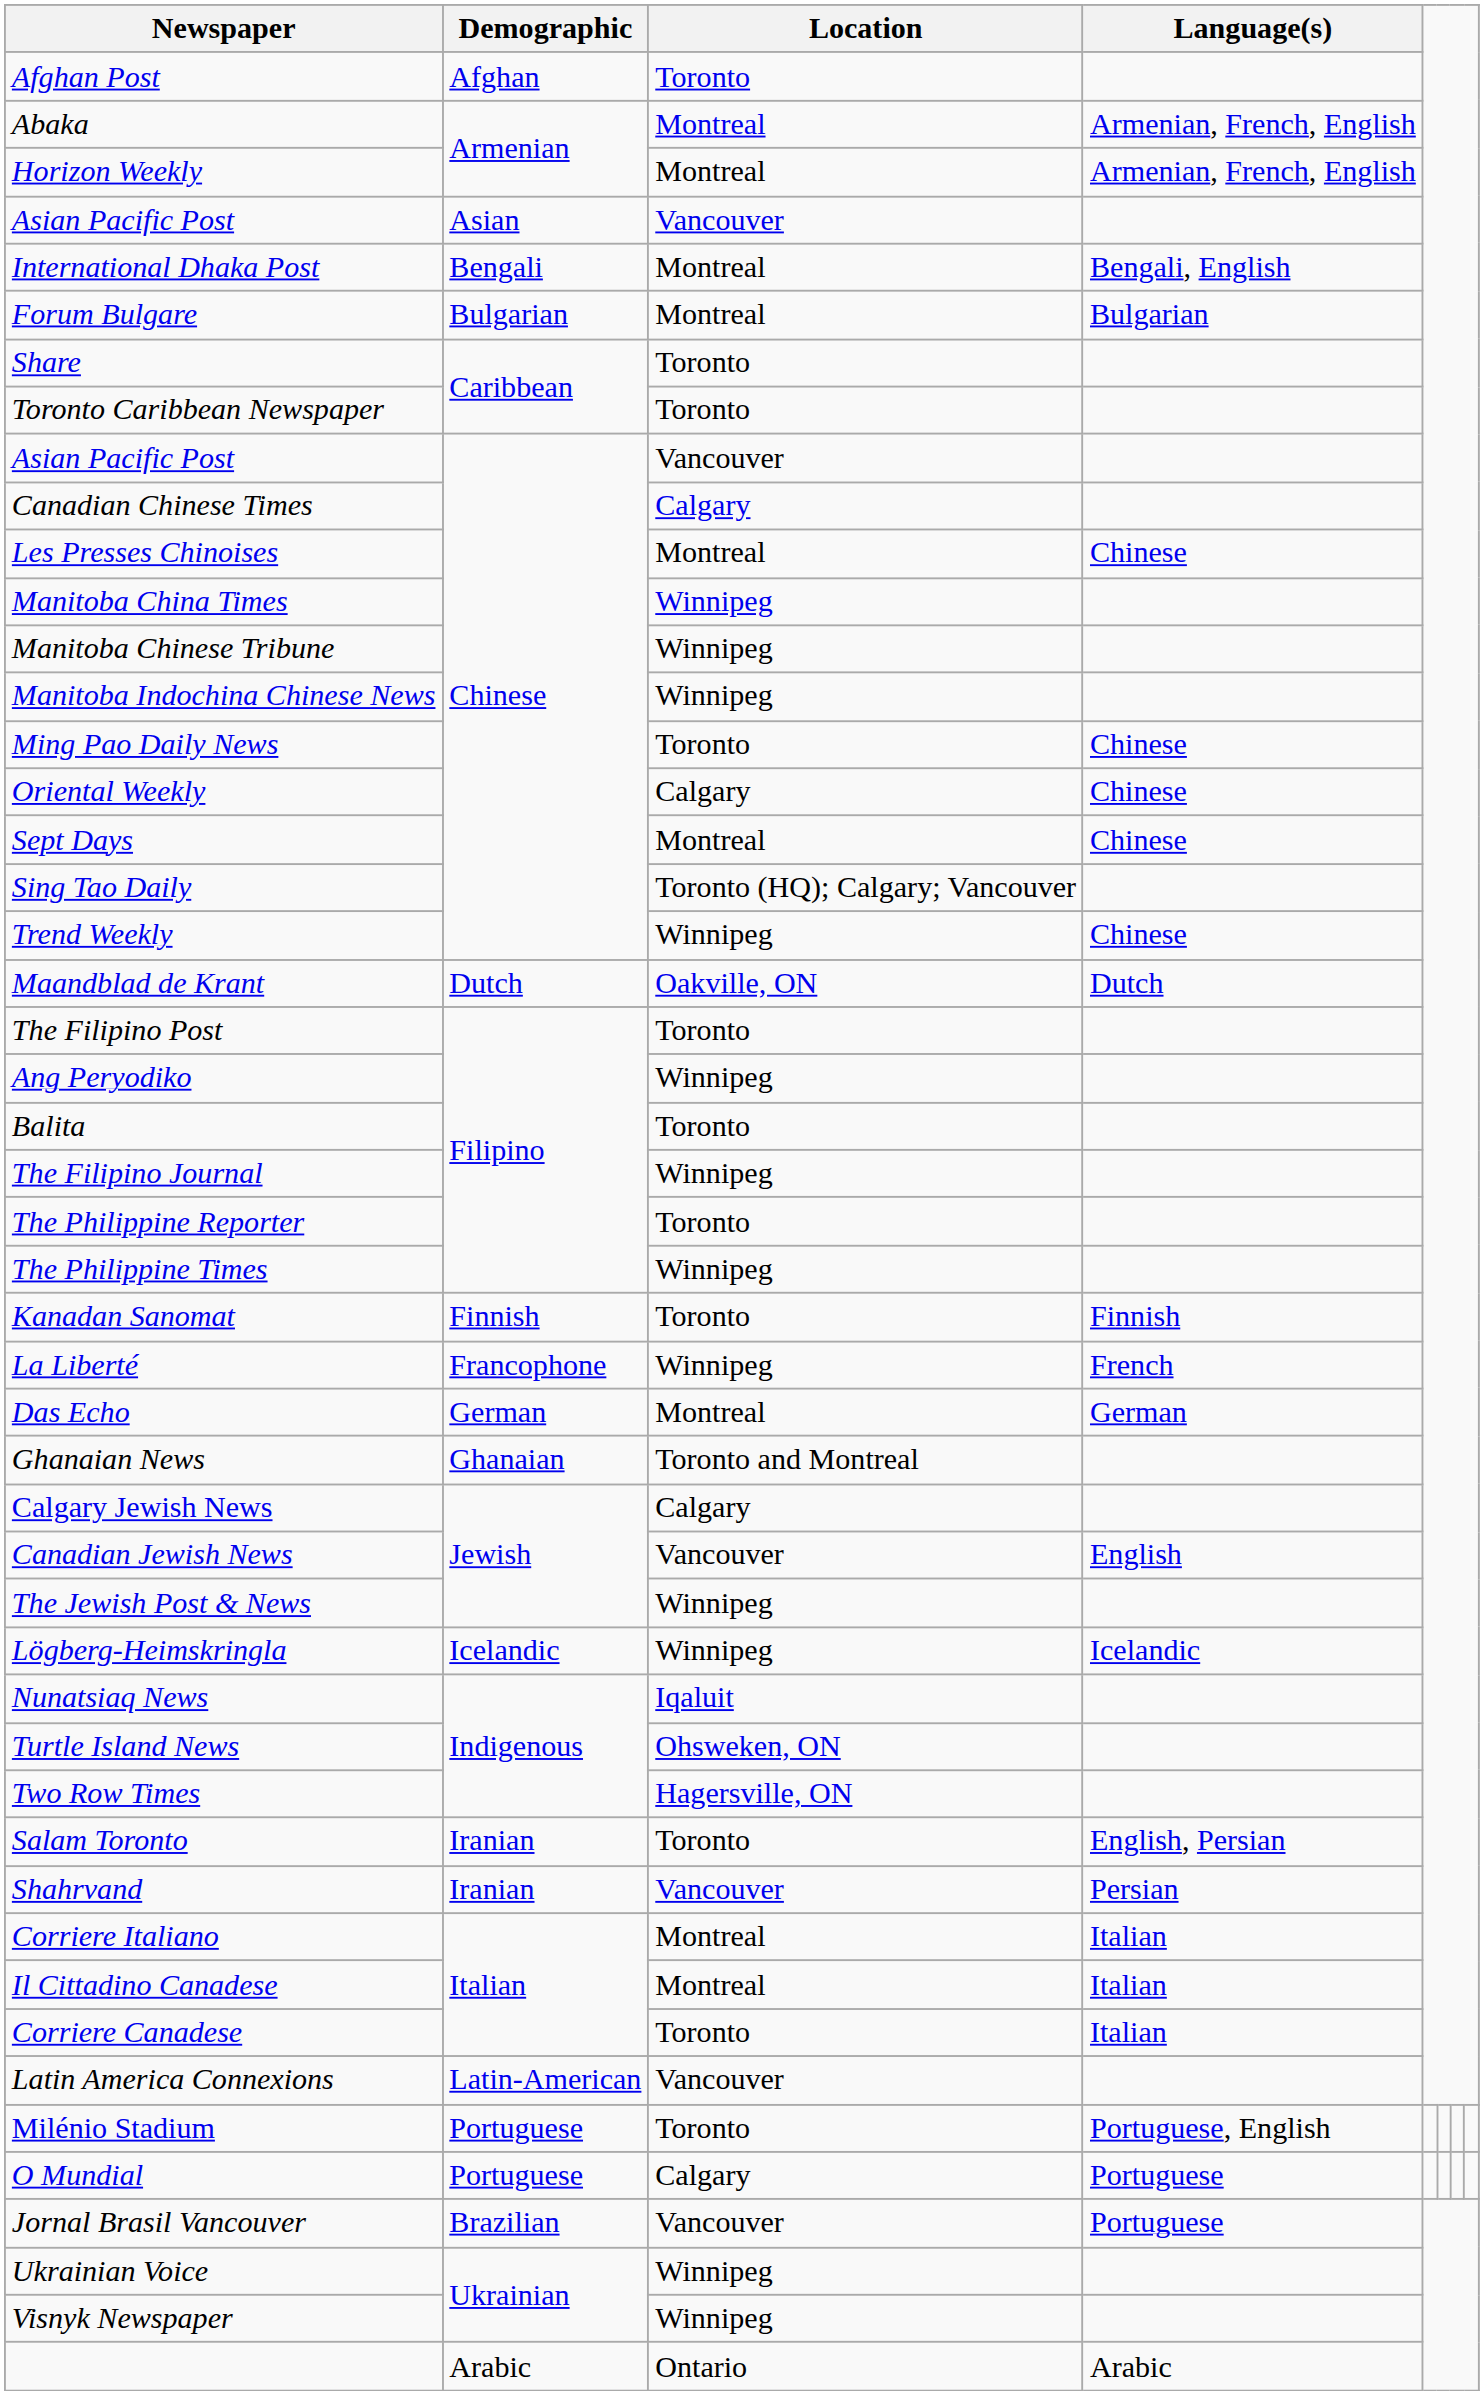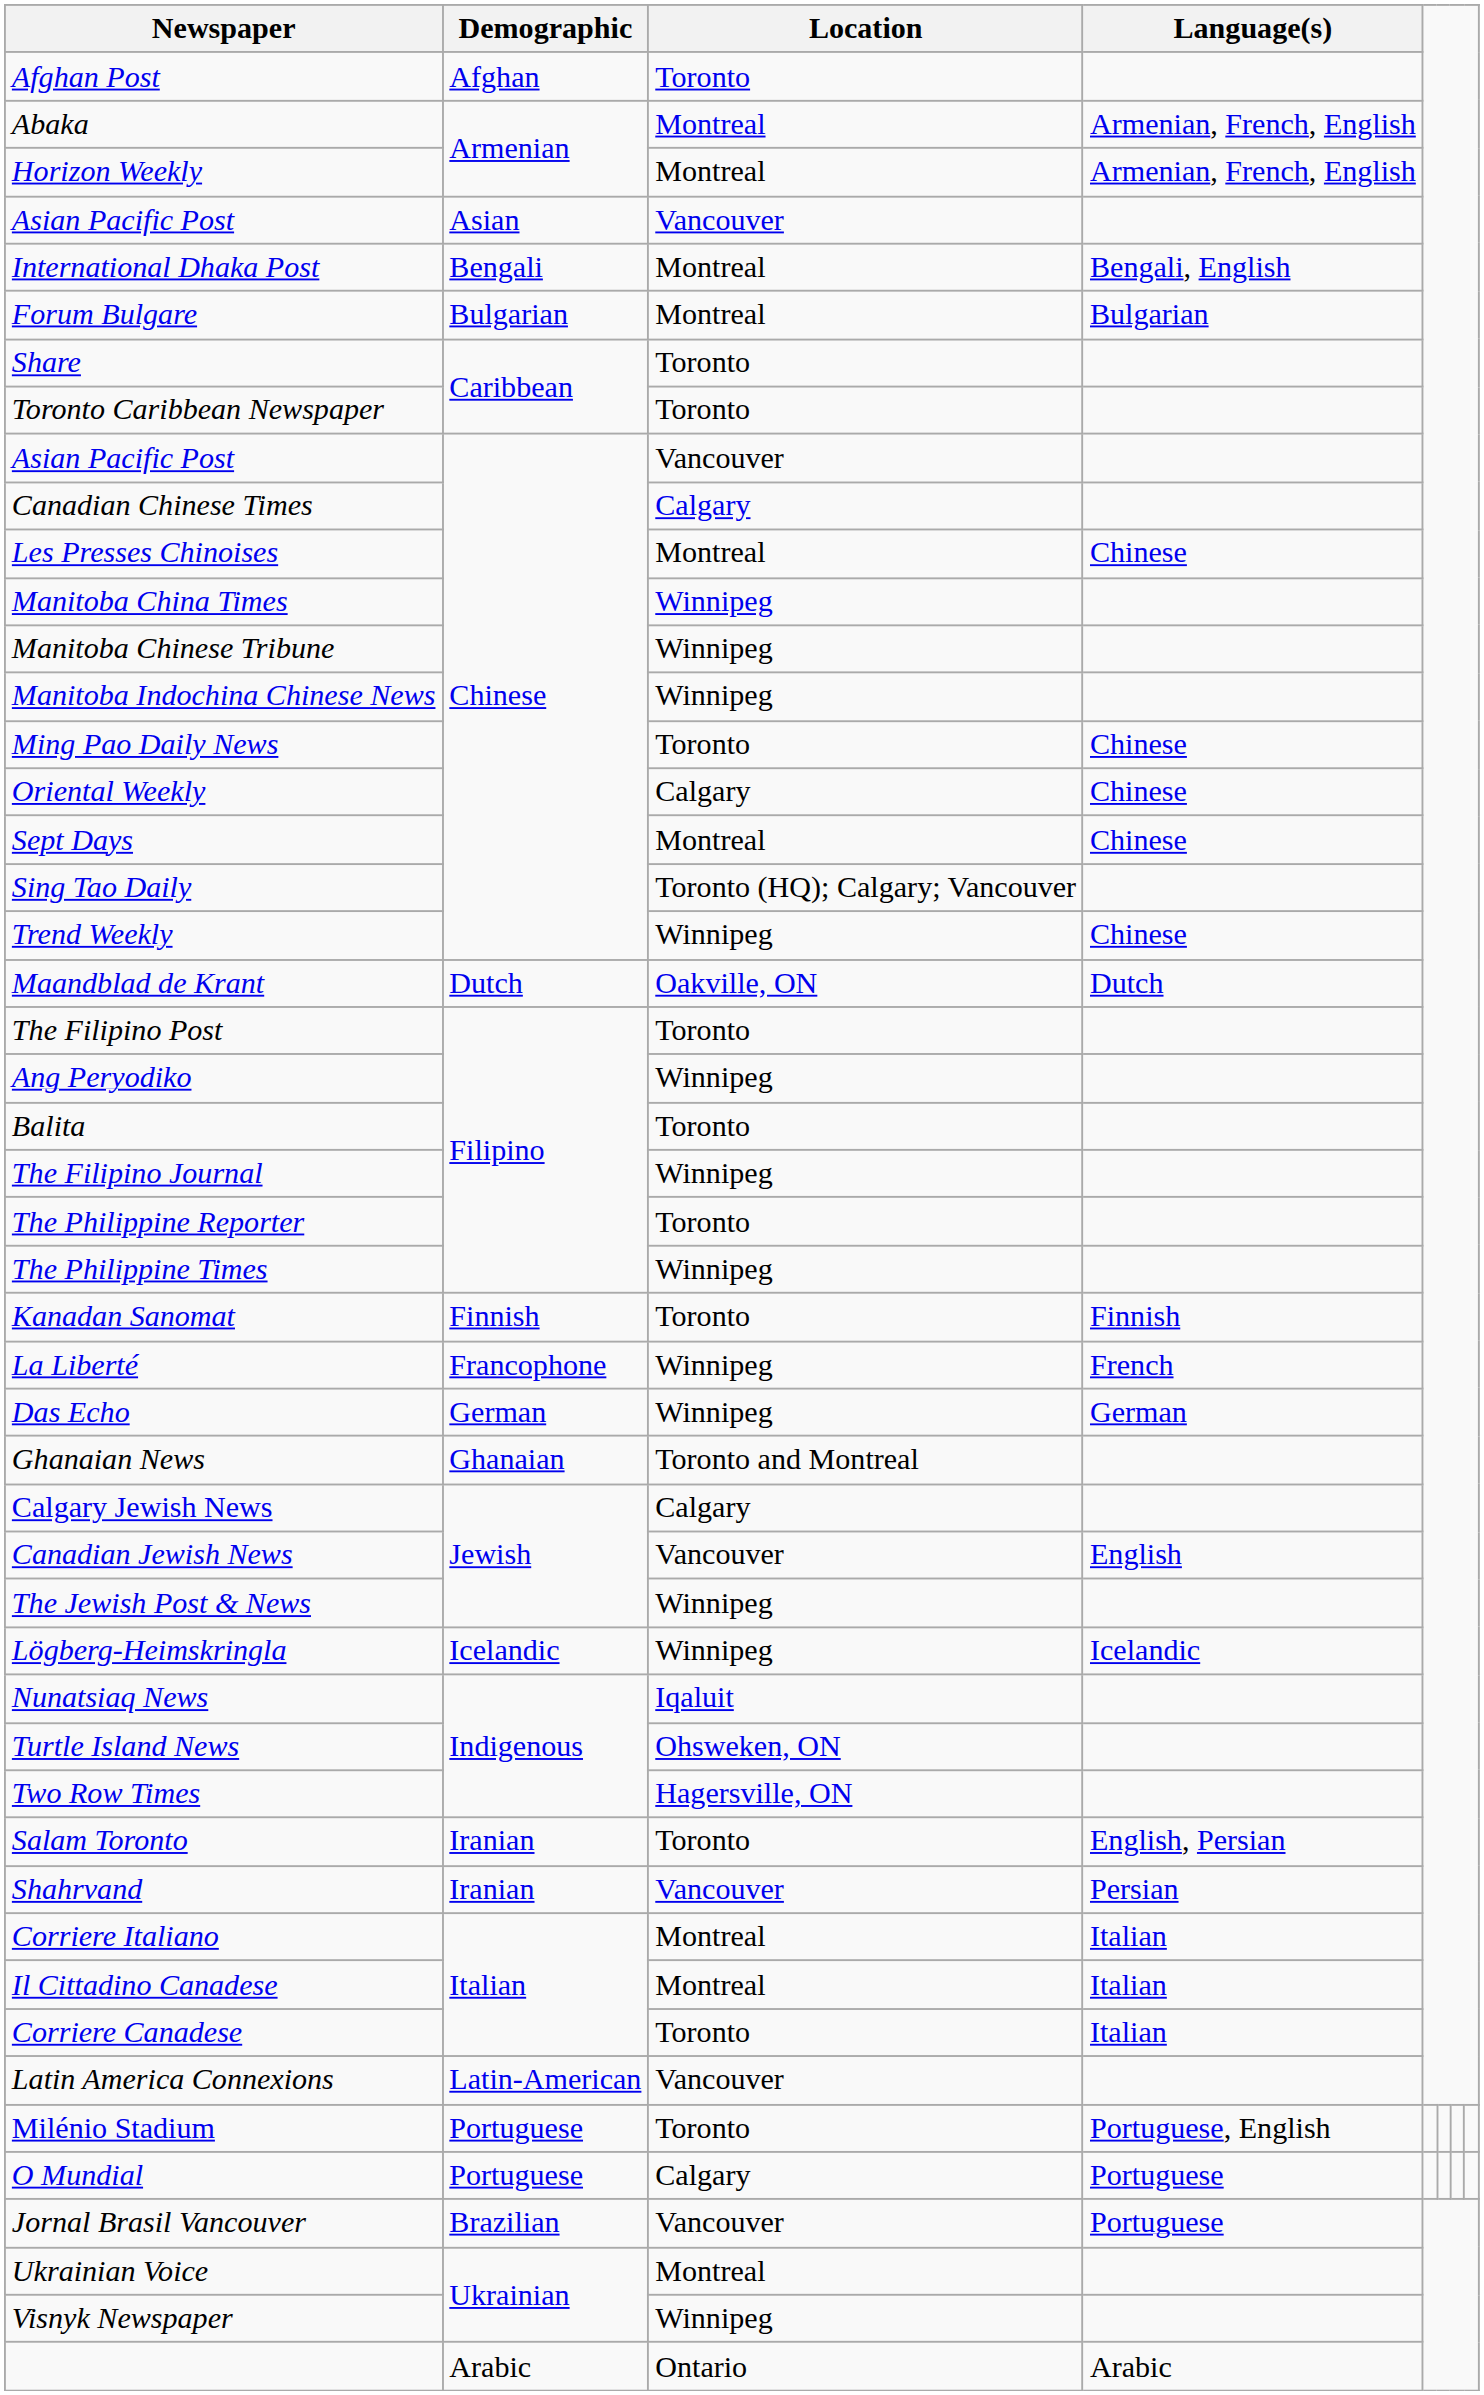(710, 1411) Montreal -> (714, 1411) Winnipeg
(714, 2270) Winnipeg -> (710, 2270) Montreal
